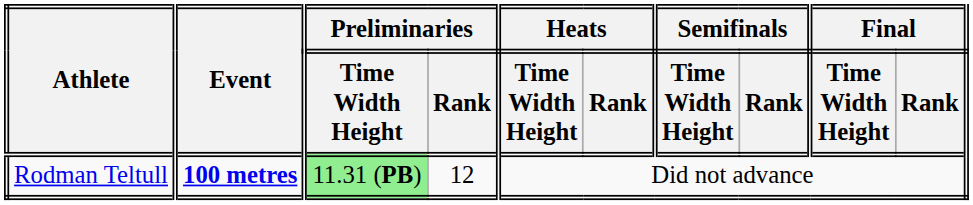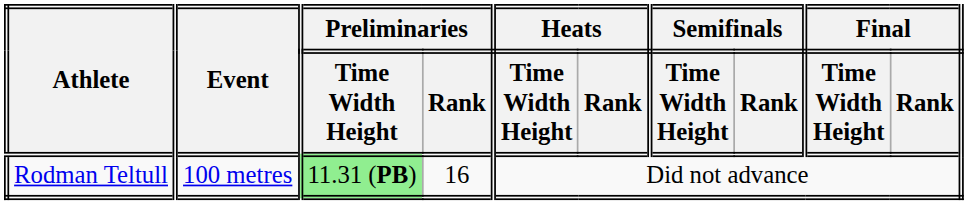(240, 175) bold -> (238, 175) normal
(462, 175) 12 -> (457, 175) 16
